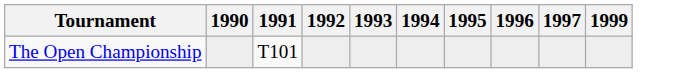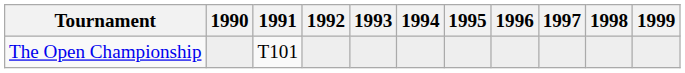+ column: (609, 20)
